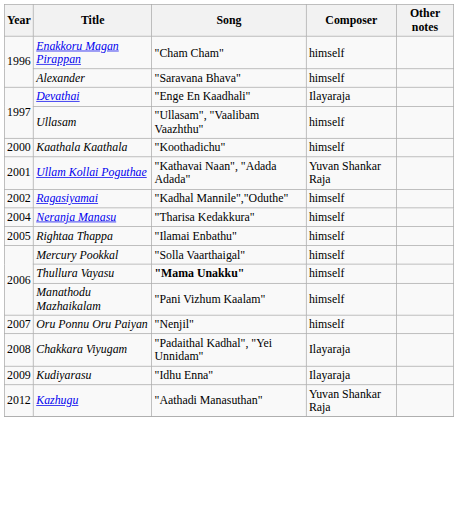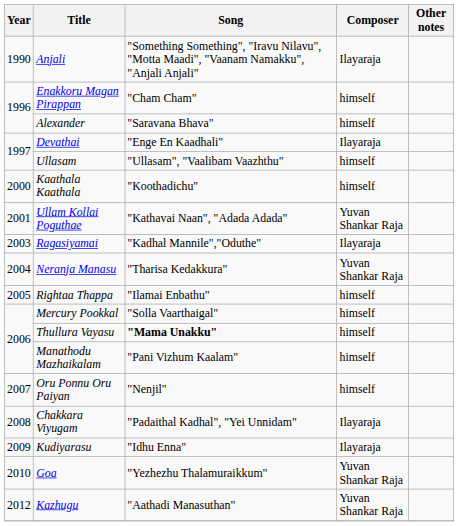+ row: (51, 59)
(19, 198) 2002 -> (19, 244) 2003
(327, 198) himself -> (360, 244) Ilayaraja
(327, 217) himself -> (371, 269) Yuvan Shankar Raja
+ row: (46, 472)
